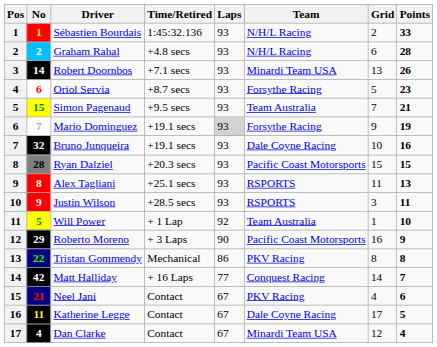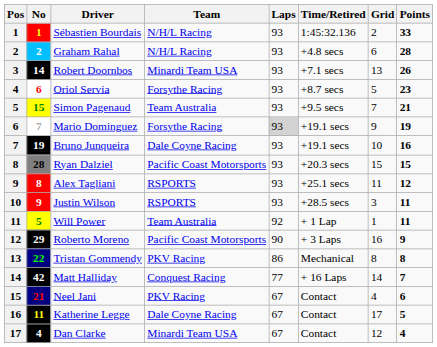columns swapped: (306, 14) <-> (180, 14)
(39, 145) 32 -> (39, 145) 19
(405, 183) 13 -> (405, 183) 12
(405, 220) 10 -> (405, 220) 11
